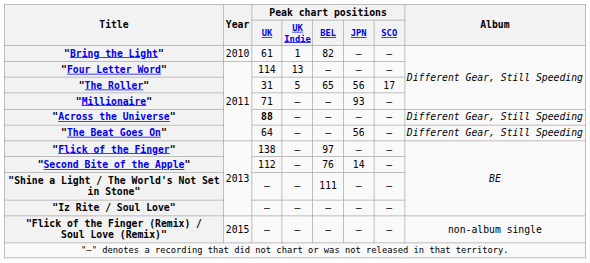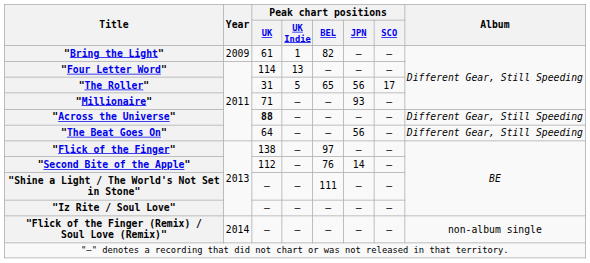(238, 53) 2010 -> (238, 53) 2009
(238, 229) 2015 -> (238, 229) 2014
